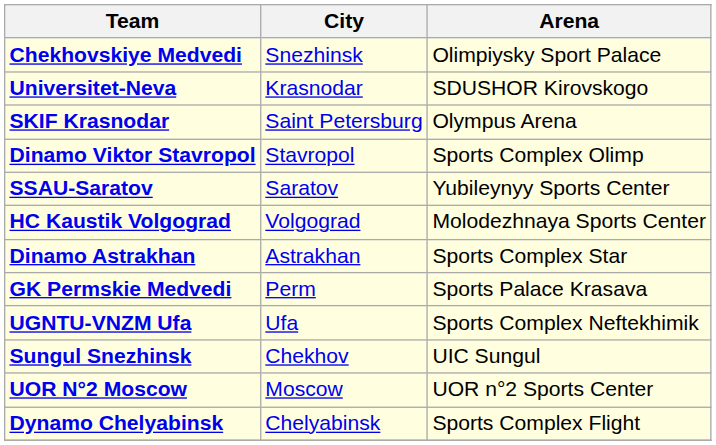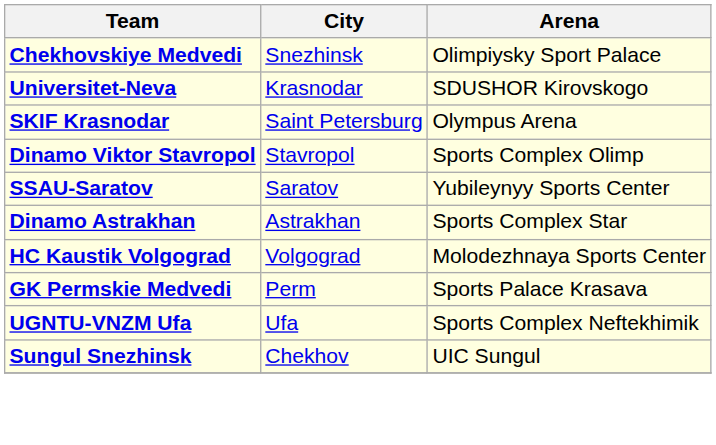rows swapped: (102, 255) <-> (120, 222)
- row: (98, 389)
- row: (116, 423)
